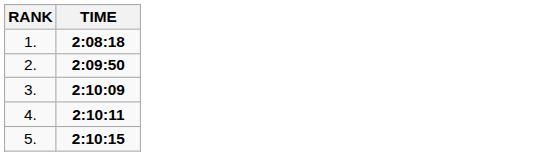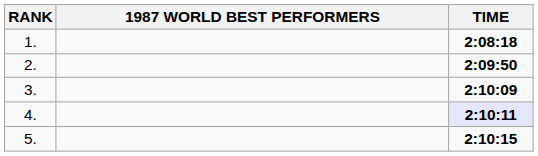+ column: (252, 17)
(98, 114) no background -> (491, 114) lavender background
